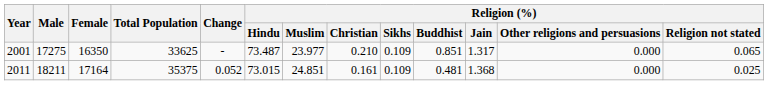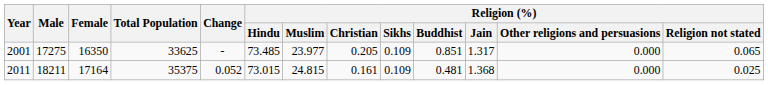(264, 51) 73.487 -> (264, 51) 73.485
(364, 51) 0.210 -> (364, 51) 0.205
(308, 70) 24.851 -> (308, 70) 24.815
